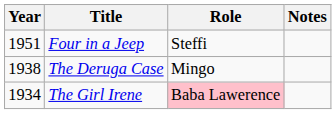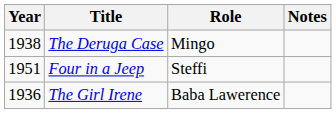rows swapped: (96, 43) <-> (106, 69)
(25, 95) 1934 -> (25, 95) 1936
(226, 95) pink background -> (226, 95) no background
